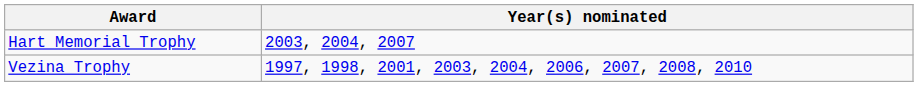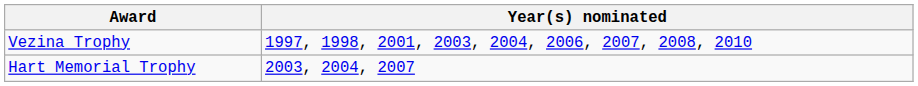rows swapped: (69, 68) <-> (102, 43)
